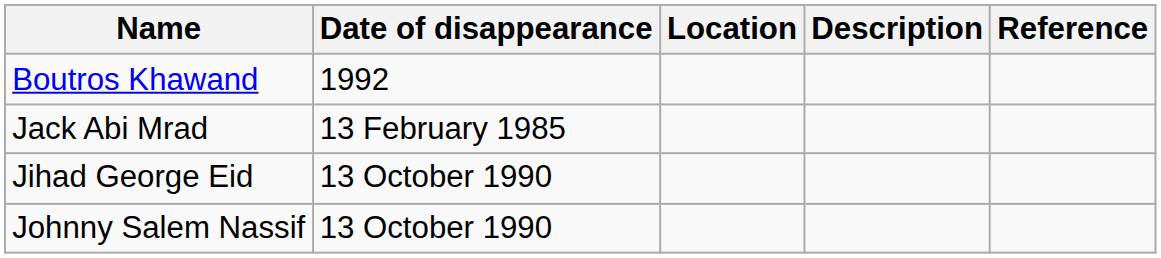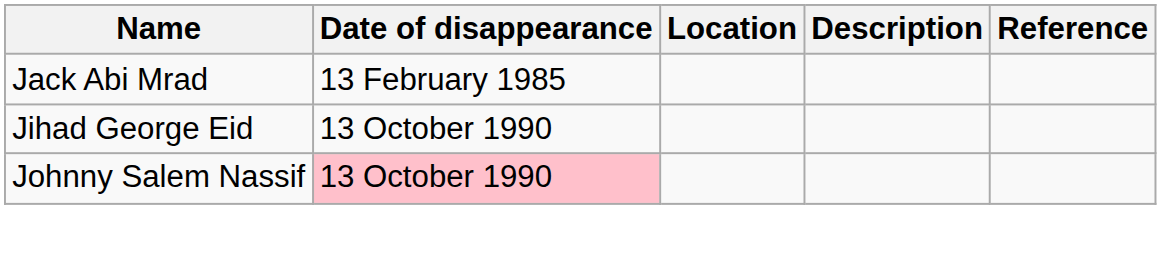- row: (135, 78)
(436, 227) no background -> (436, 177) pink background
